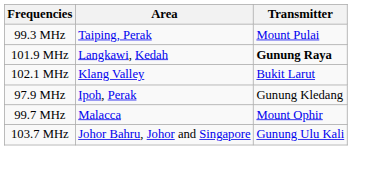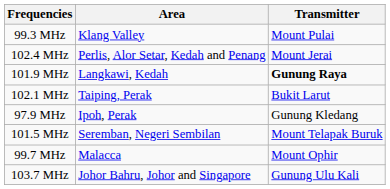(115, 34) Taiping, Perak -> (111, 34) Klang Valley
+ row: (40, 54)
(111, 74) Klang Valley -> (115, 94) Taiping, Perak
+ row: (40, 134)
